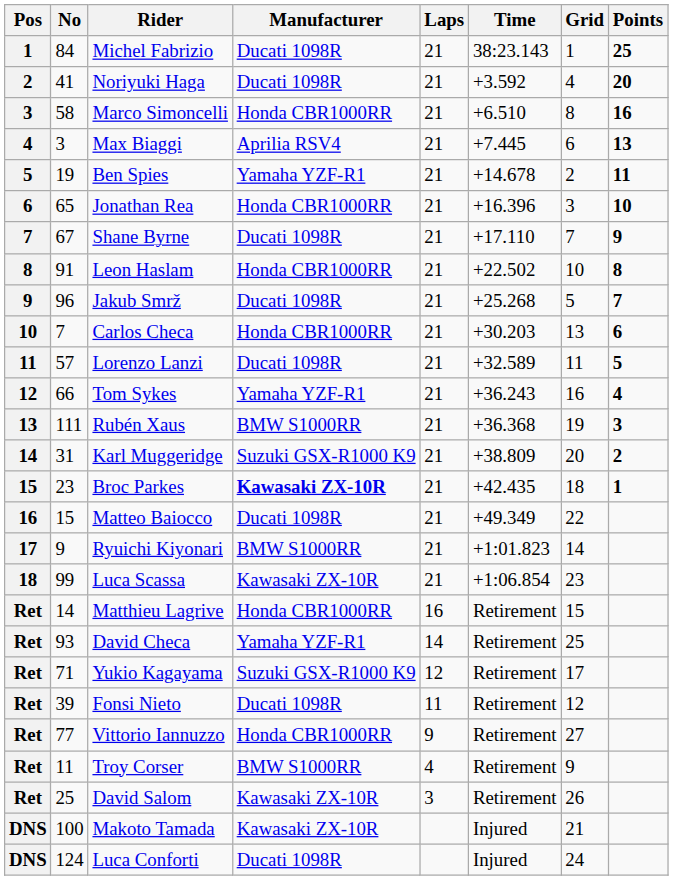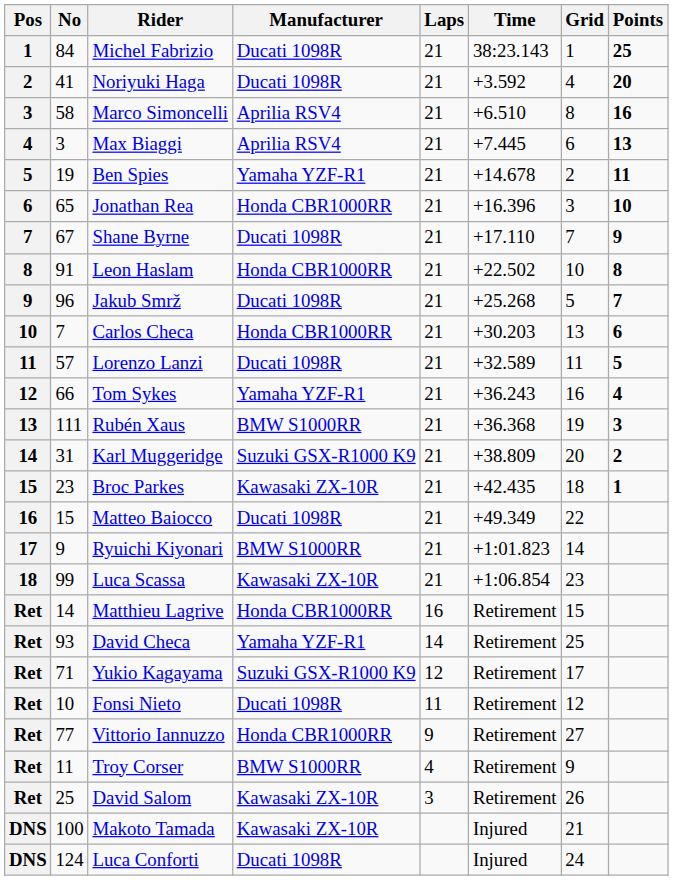(314, 113) Honda CBR1000RR -> (289, 113) Aprilia RSV4
(311, 486) bold -> (308, 486) normal
(65, 703) 39 -> (65, 703) 10
